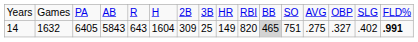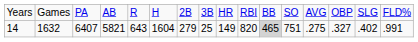(86, 28) 6405 -> (86, 28) 6407
(114, 28) 5843 -> (114, 28) 5821
(188, 28) 309 -> (188, 28) 279
(393, 28) bold -> (393, 28) normal
